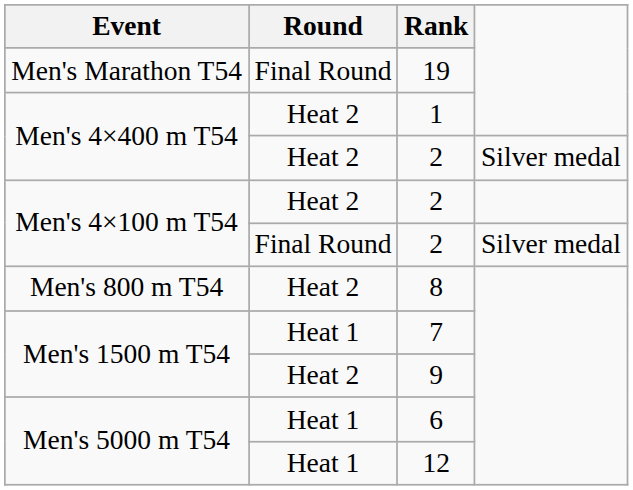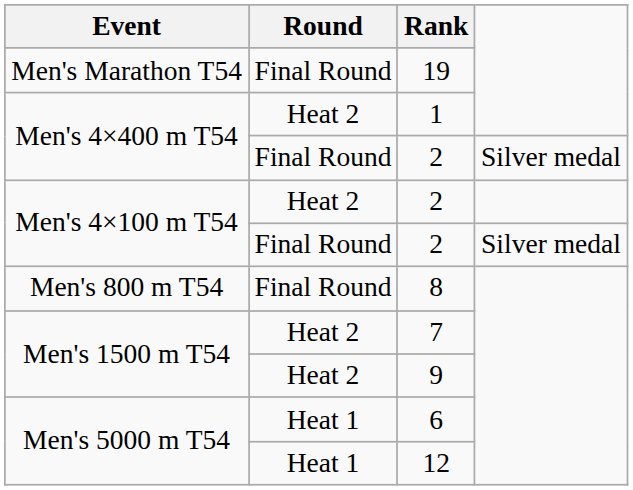(323, 157) Heat 2 -> (323, 157) Final Round
(323, 288) Heat 2 -> (323, 288) Final Round
(323, 331) Heat 1 -> (323, 331) Heat 2
